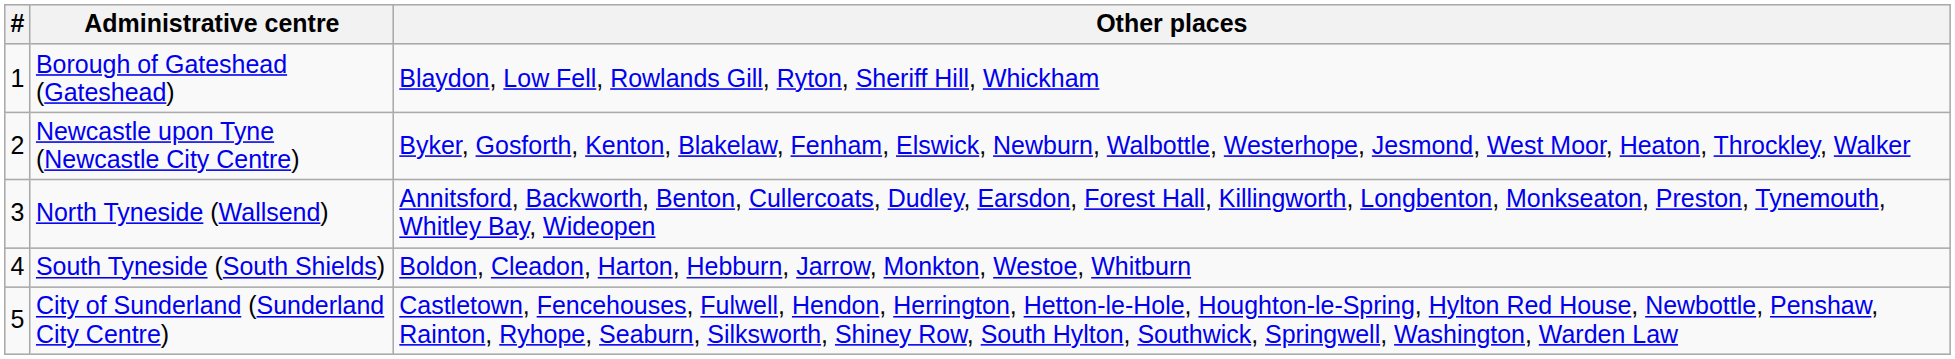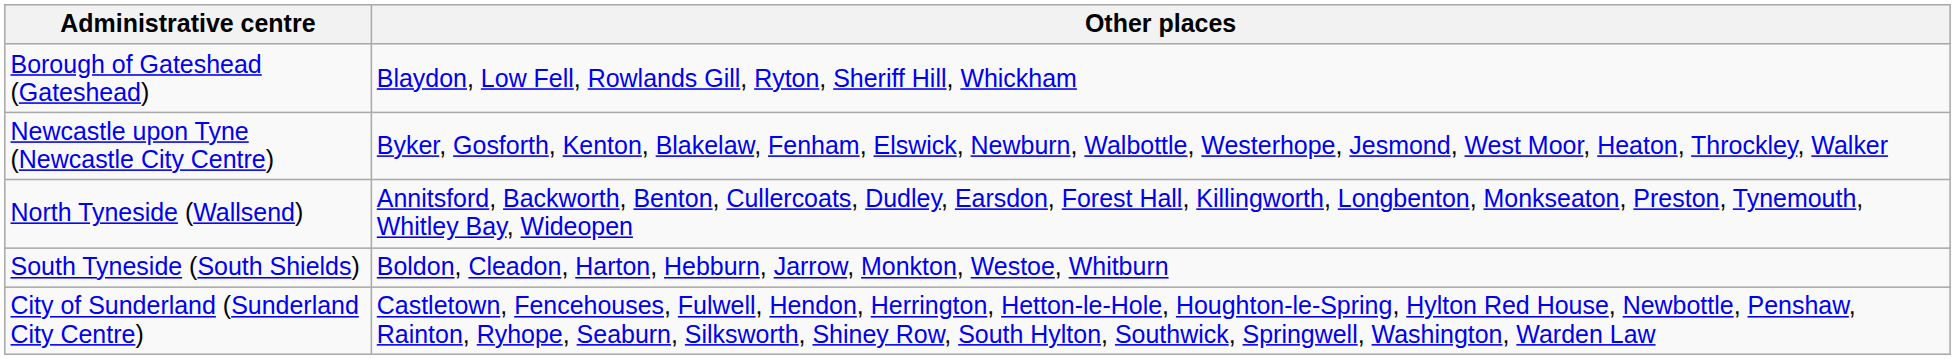- column: (17, 24)
